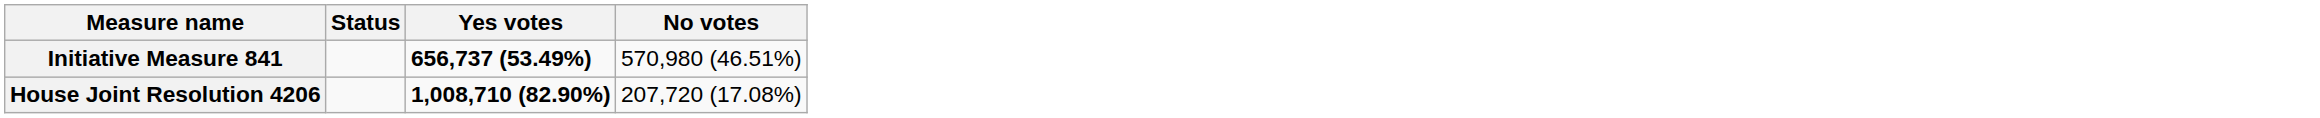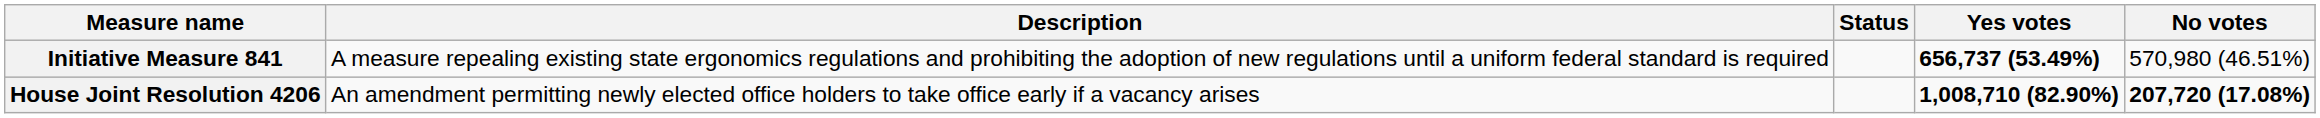+ column: (1080, 22)
(711, 94) normal -> (2220, 94) bold
